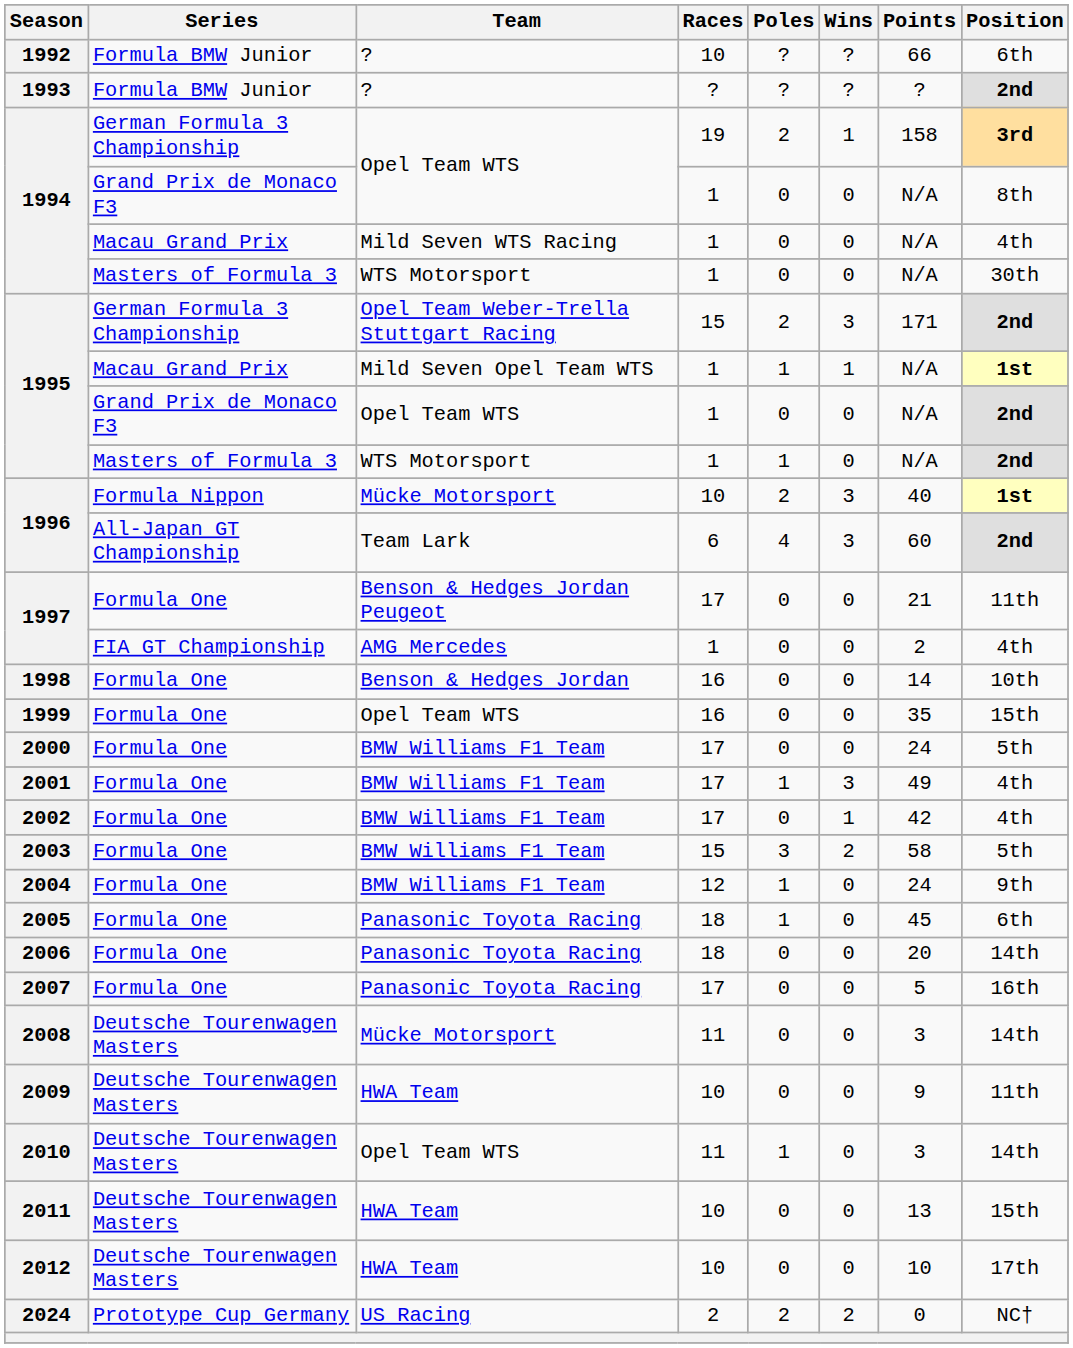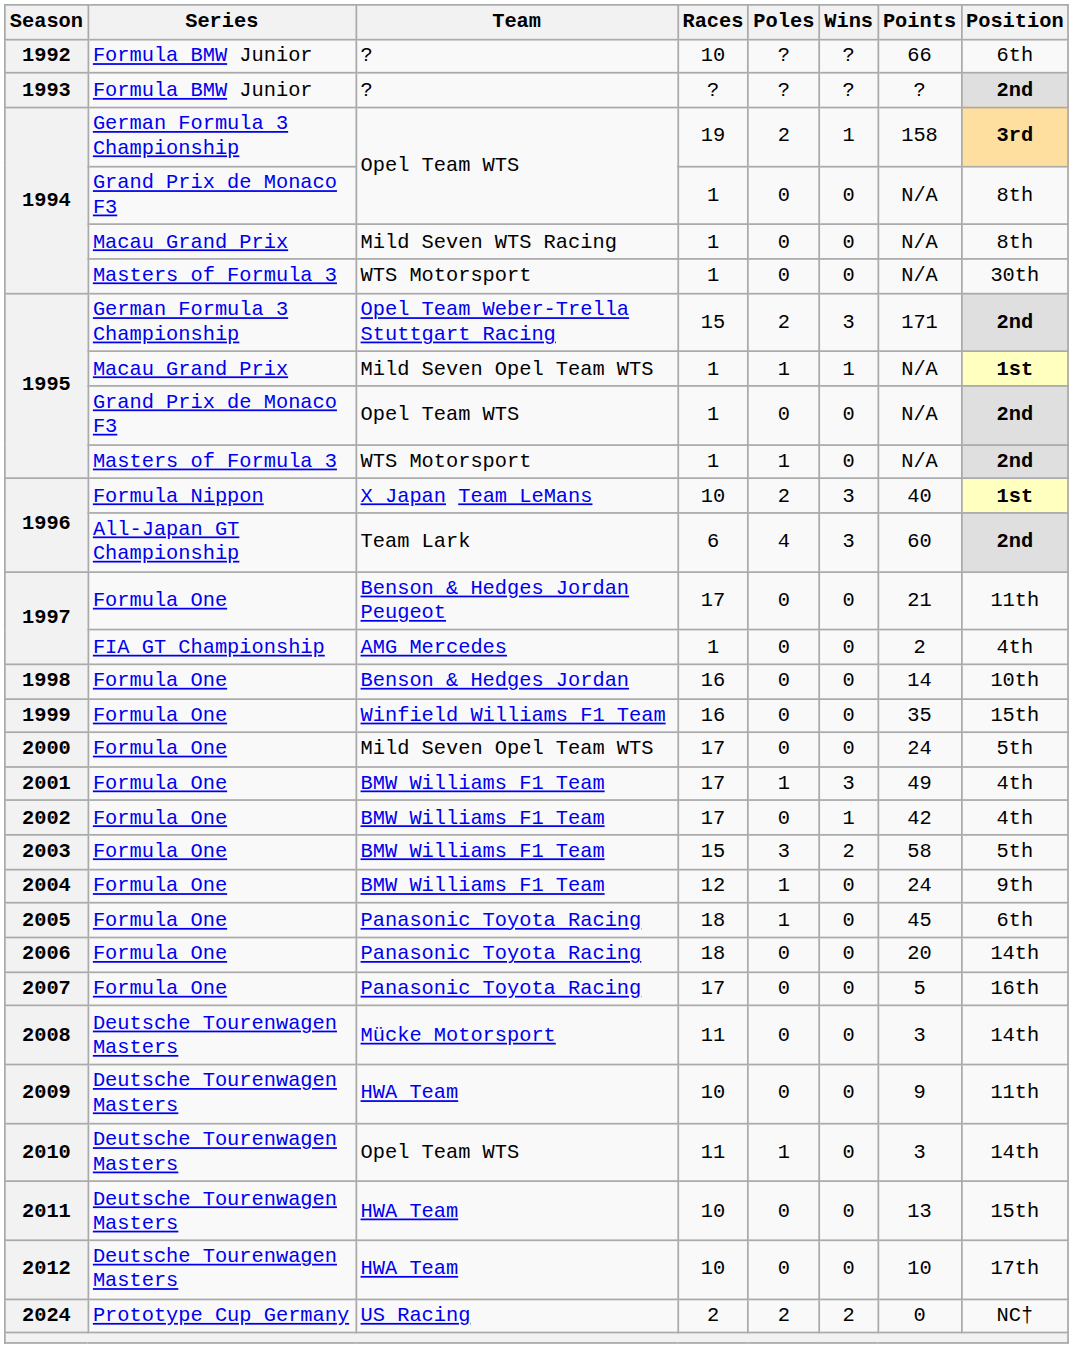(1015, 241) 4th -> (1015, 241) 8th
(458, 495) Mücke Motorsport -> (477, 495) X Japan Team LeMans
(440, 715) Opel Team WTS -> (513, 715) Winfield Williams F1 Team
(483, 749) BMW Williams F1 Team -> (507, 749) Mild Seven Opel Team WTS
